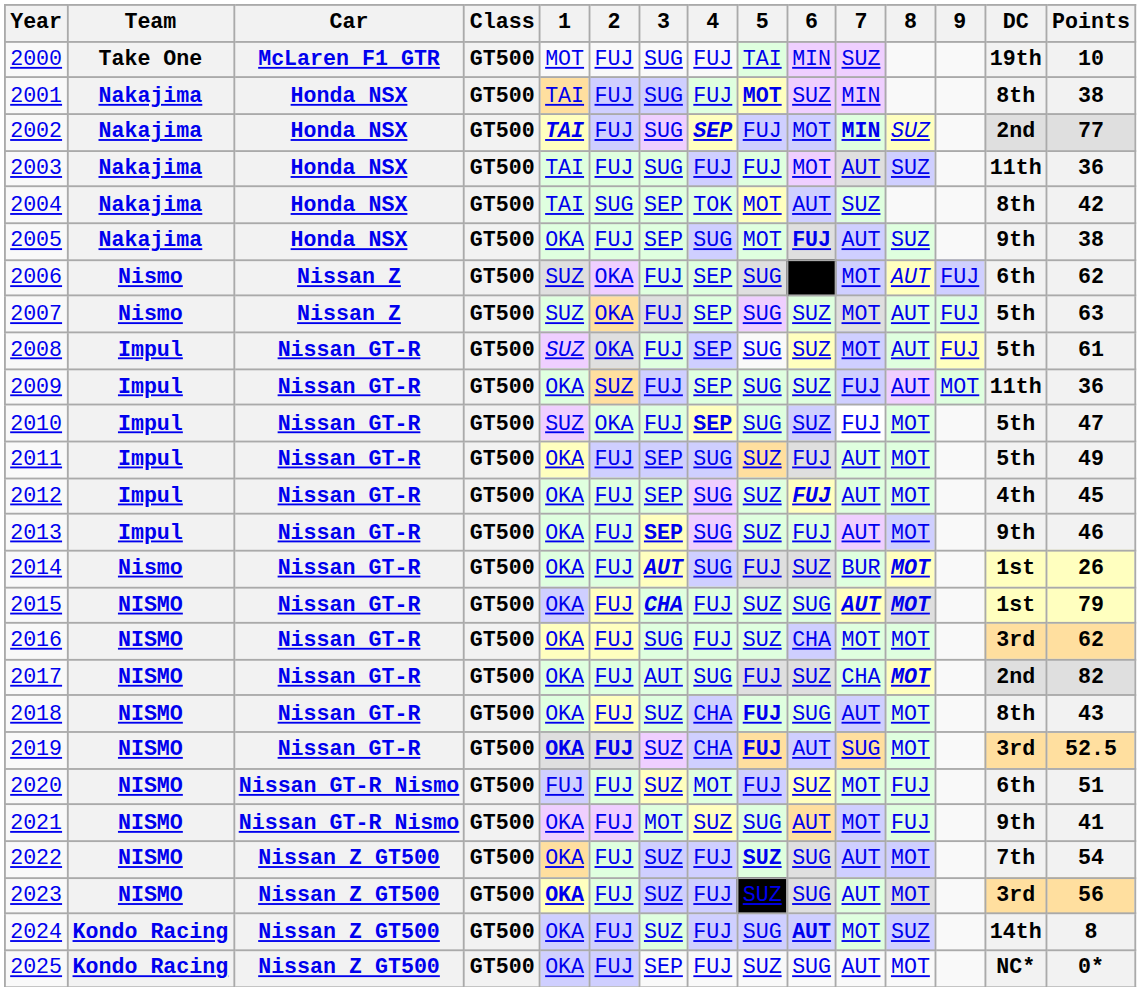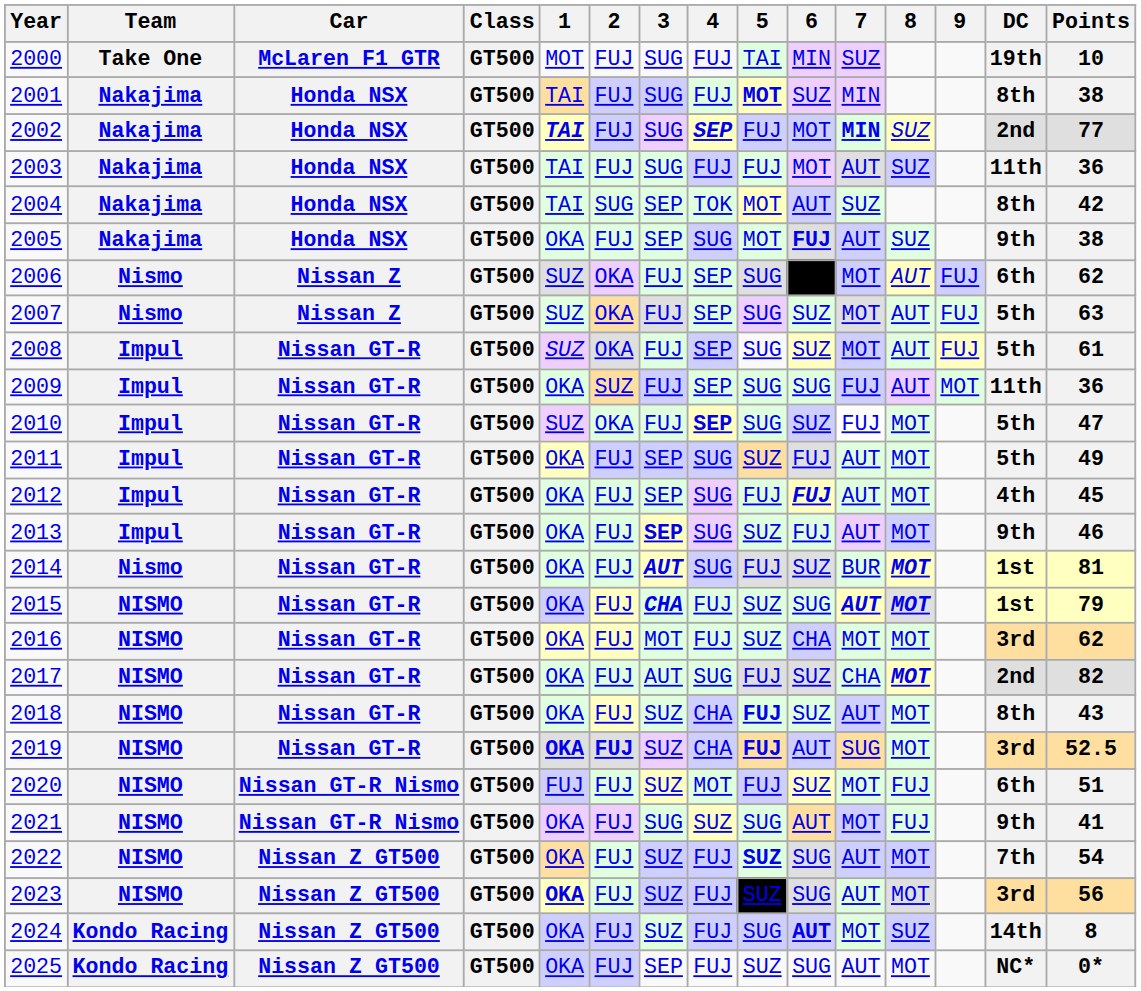(812, 386) SUZ -> (812, 386) SUG
(762, 496) SUZ -> (762, 496) FUJ
(1091, 568) 26 -> (1091, 568) 81
(663, 641) SUG -> (663, 641) MOT
(812, 714) SUG -> (812, 714) SUZ
(663, 823) MOT -> (663, 823) SUG
